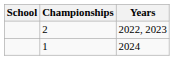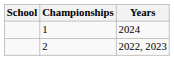rows swapped: (45, 30) <-> (45, 47)
